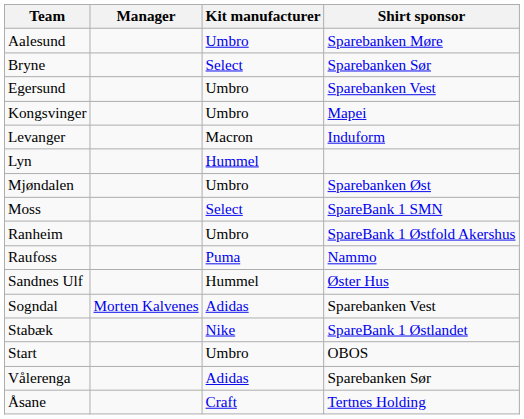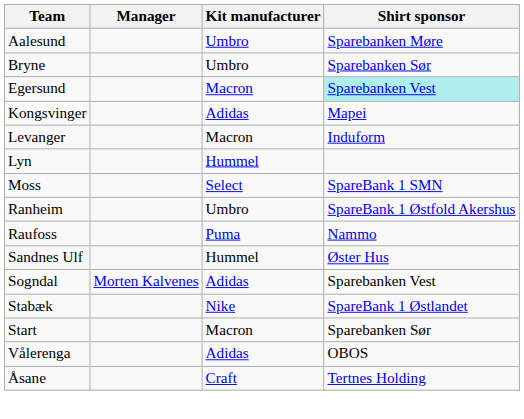(224, 64) Select -> (227, 64) Umbro
(227, 88) Umbro -> (229, 88) Macron
(382, 88) no background -> (382, 88) paleturquoise background
(227, 112) Umbro -> (227, 112) Adidas
- row: (41, 185)
(227, 354) Umbro -> (229, 329) Macron
(348, 354) OBOS -> (379, 329) Sparebanken Sør
(379, 378) Sparebanken Sør -> (348, 354) OBOS
